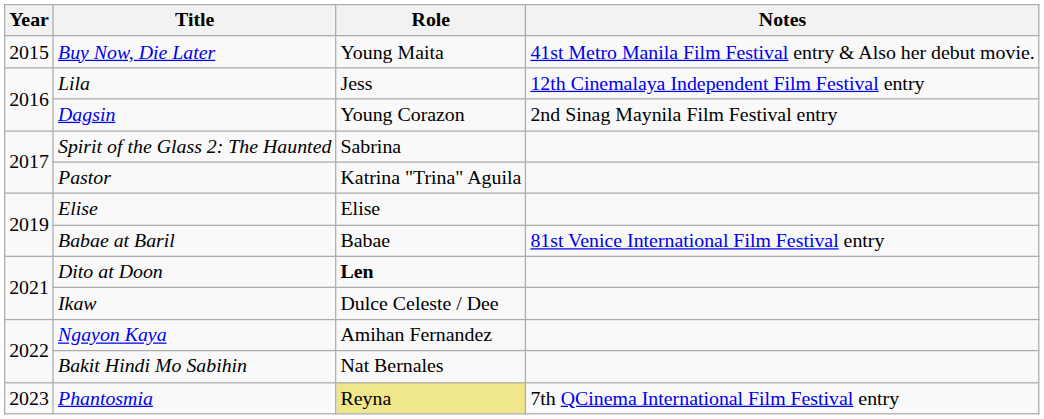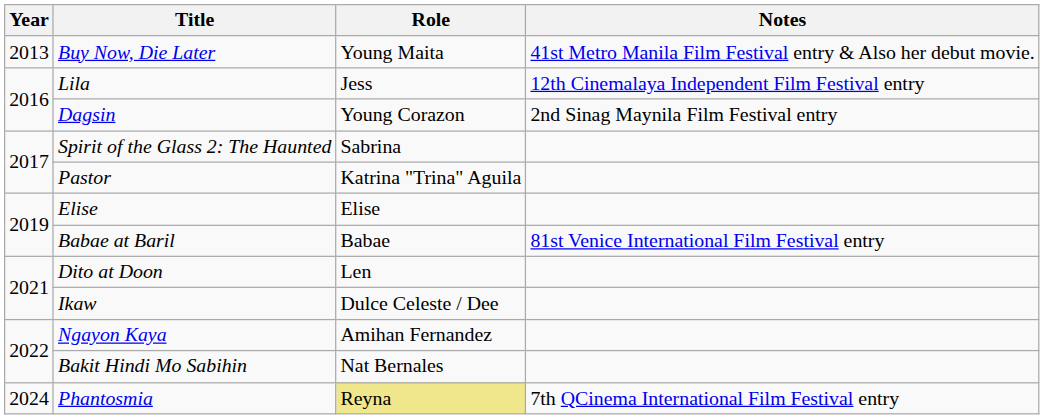(29, 51) 2015 -> (29, 51) 2013
(357, 271) bold -> (356, 271) normal
(29, 397) 2023 -> (29, 397) 2024
